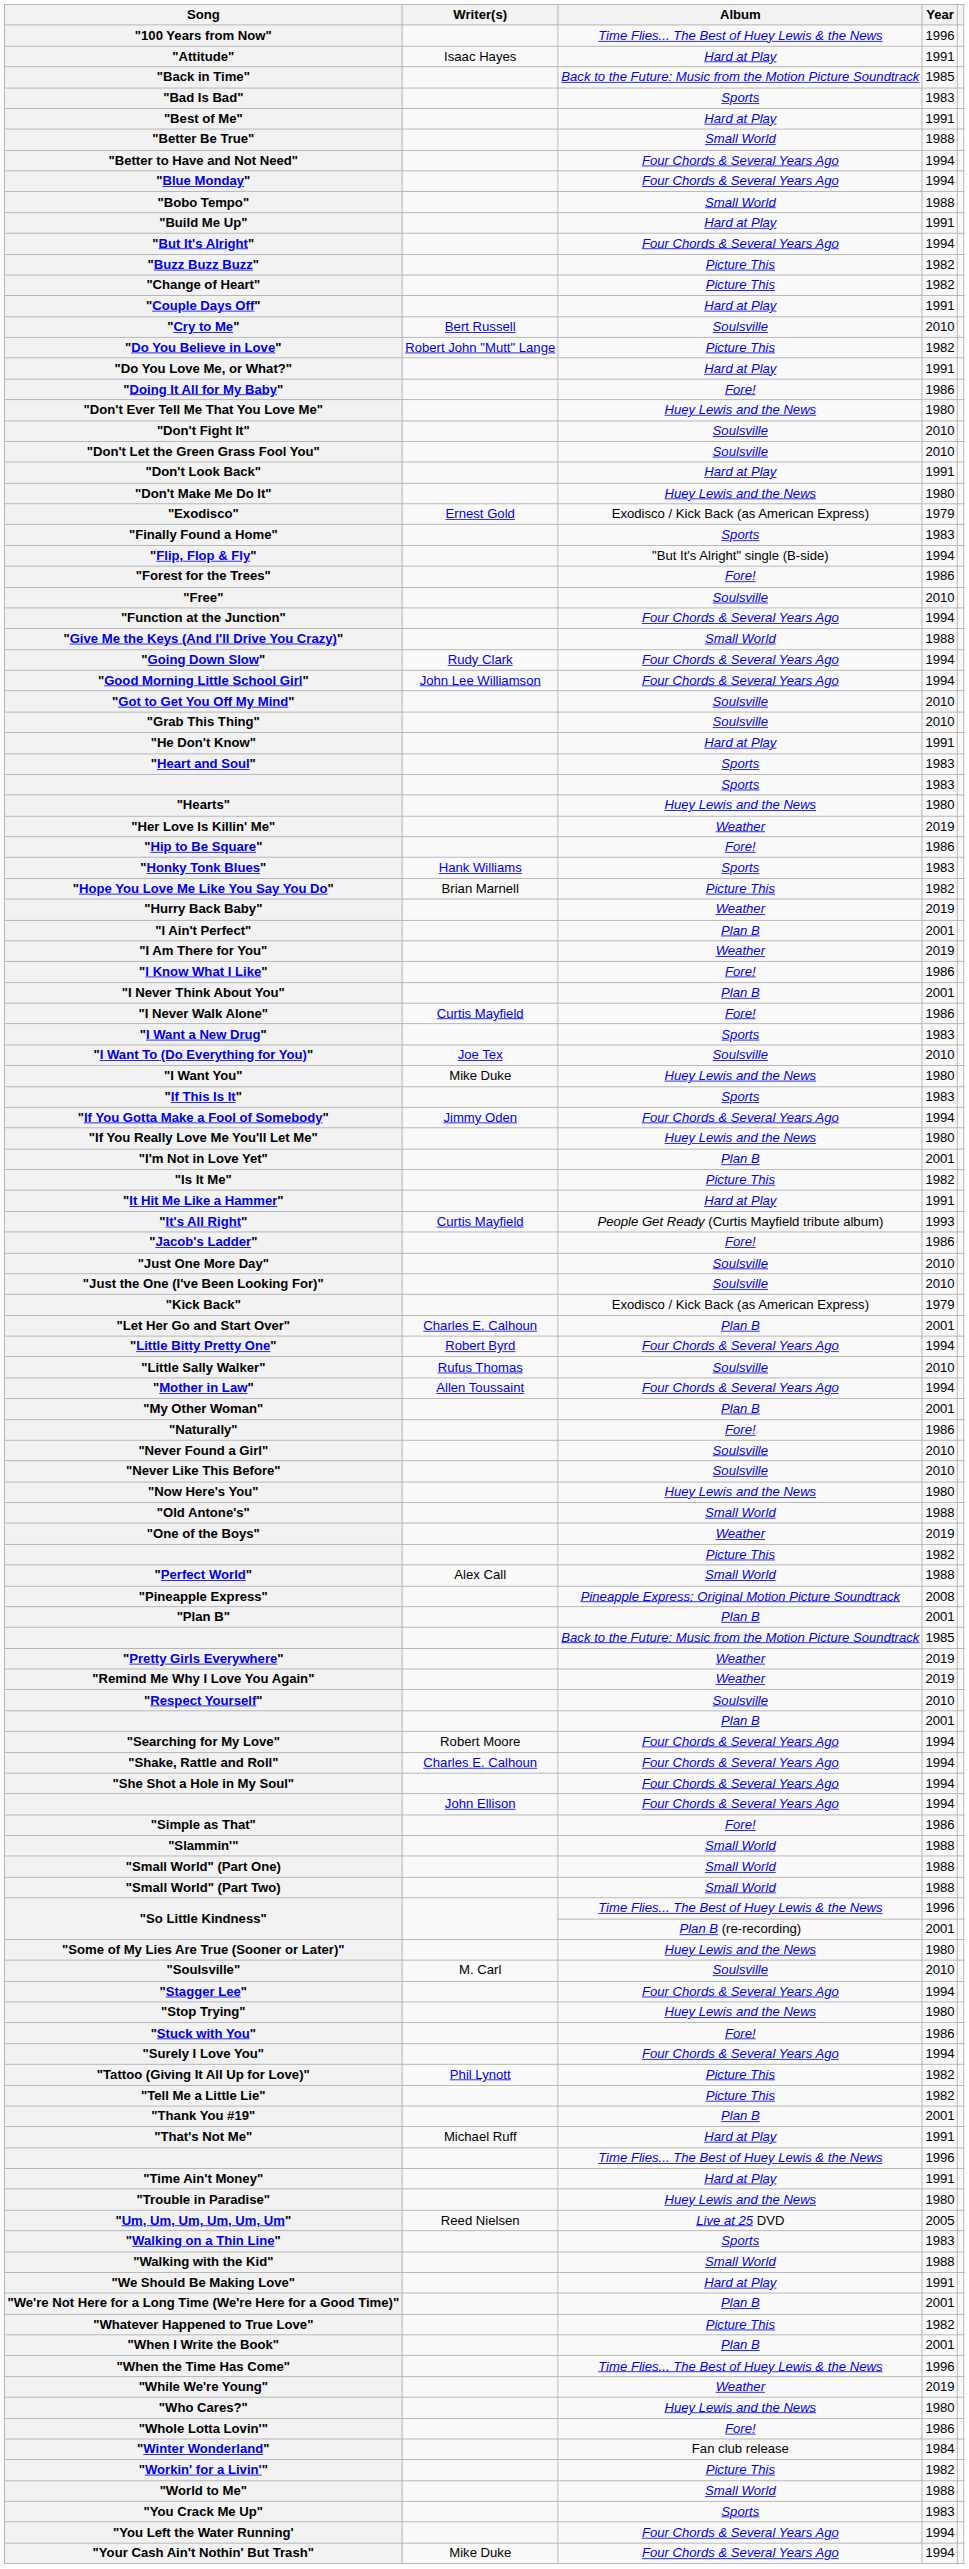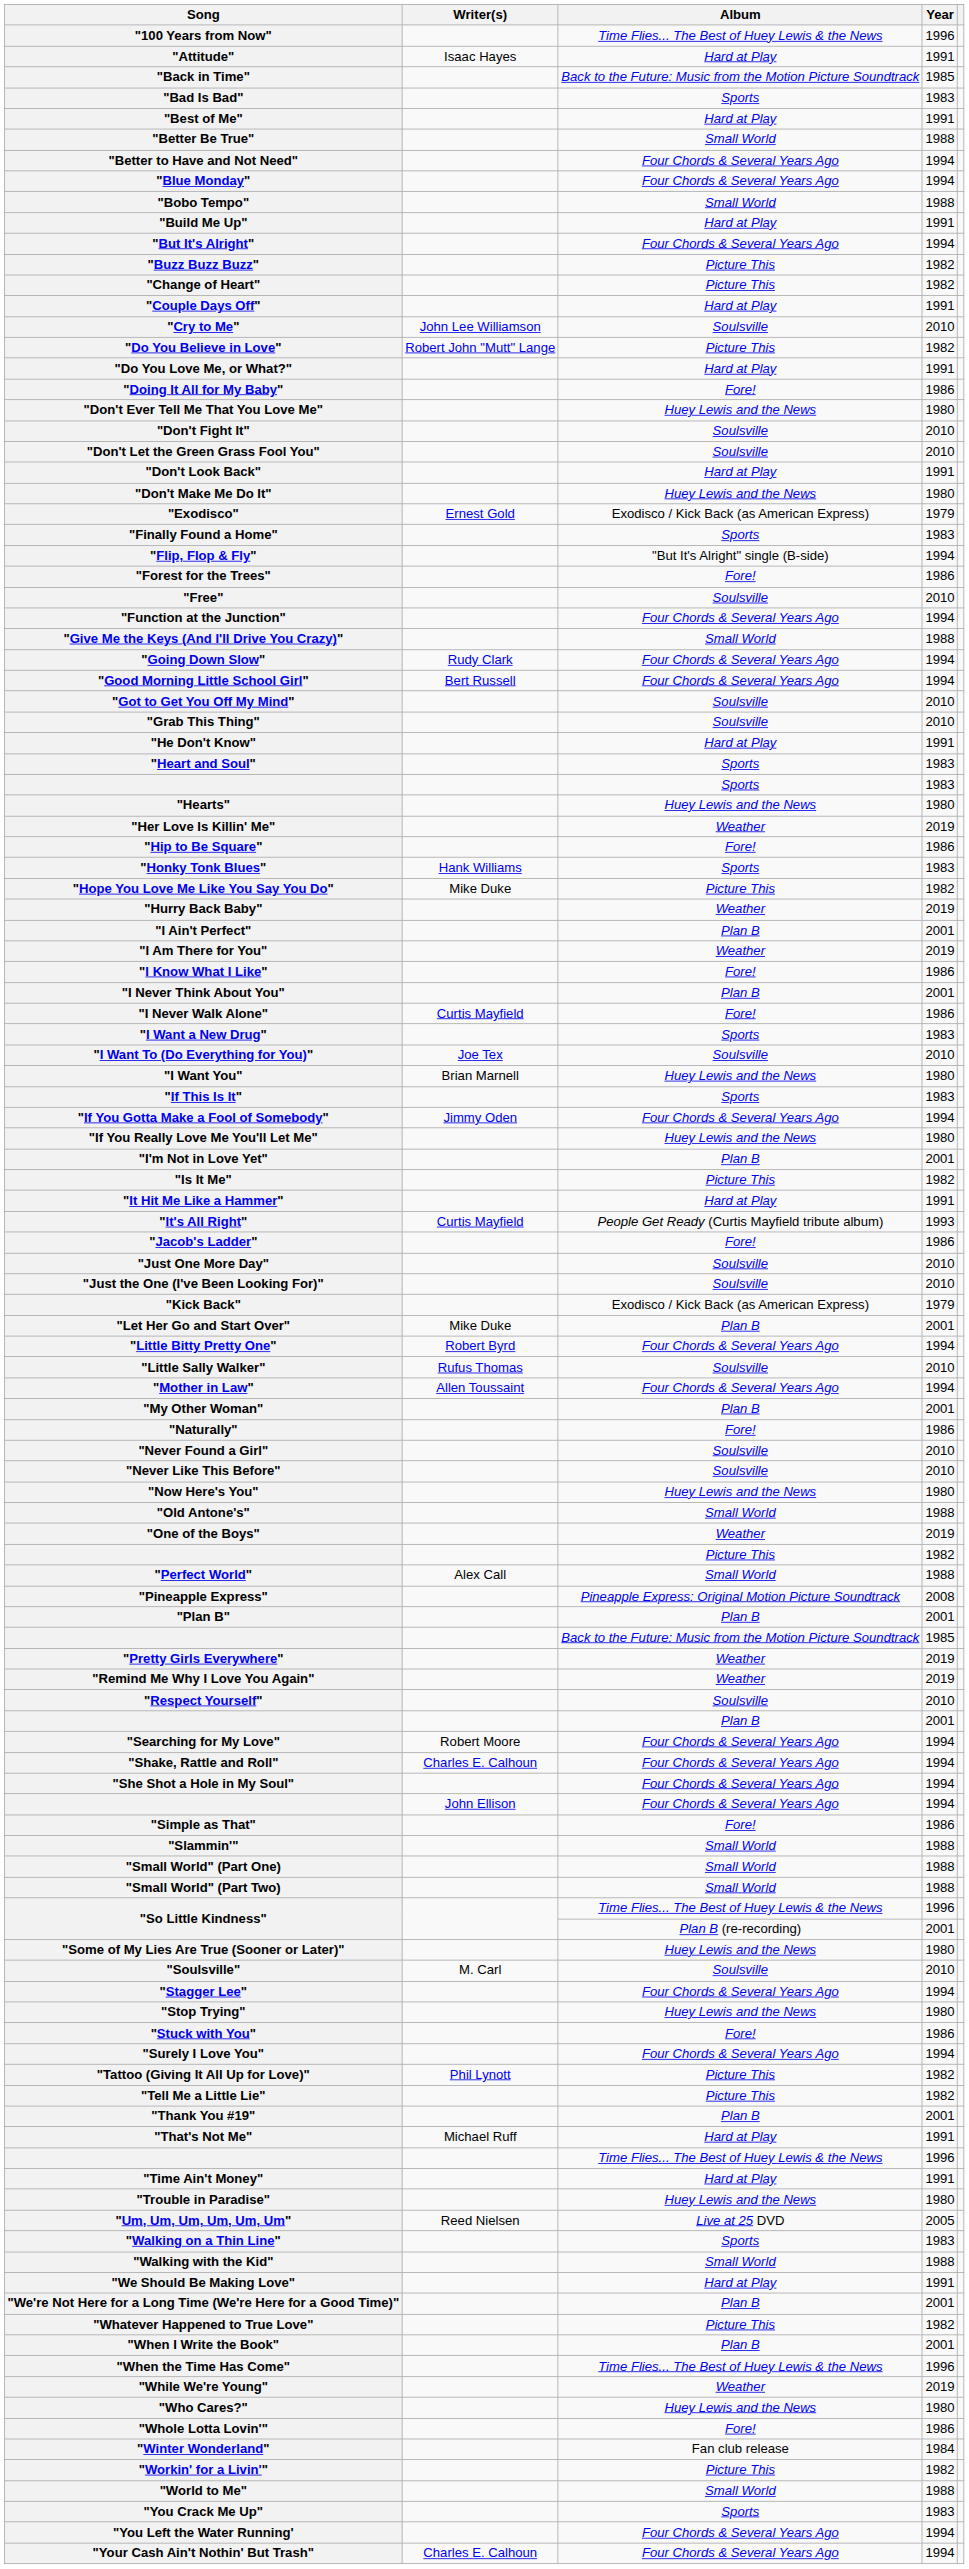(480, 327) Bert Russell -> (480, 327) John Lee Williamson
(480, 680) John Lee Williamson -> (480, 680) Bert Russell
(480, 888) Brian Marnell -> (480, 888) Mike Duke
(480, 1076) Mike Duke -> (480, 1076) Brian Marnell
(480, 1325) Charles E. Calhoun -> (480, 1325) Mike Duke
(480, 2553) Mike Duke -> (480, 2553) Charles E. Calhoun
